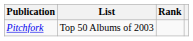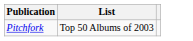- column: (170, 12)
